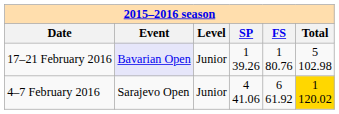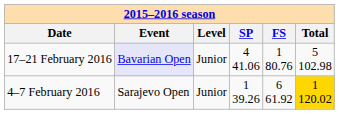(246, 59) 1 39.26 -> (246, 59) 4 41.06
(246, 92) 4 41.06 -> (246, 92) 1 39.26
